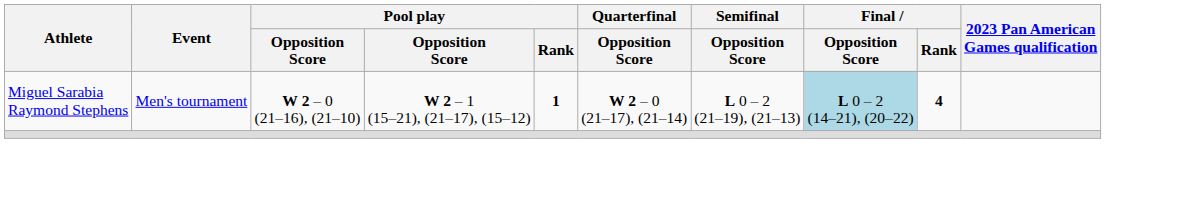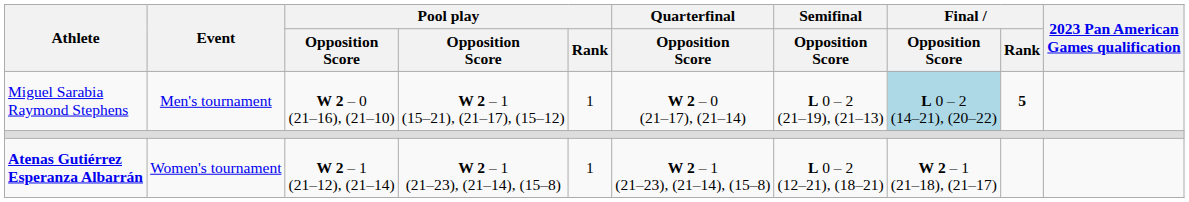(556, 100) bold -> (590, 100) normal
(939, 100) 4 -> (1022, 100) 5
+ row: (76, 167)
